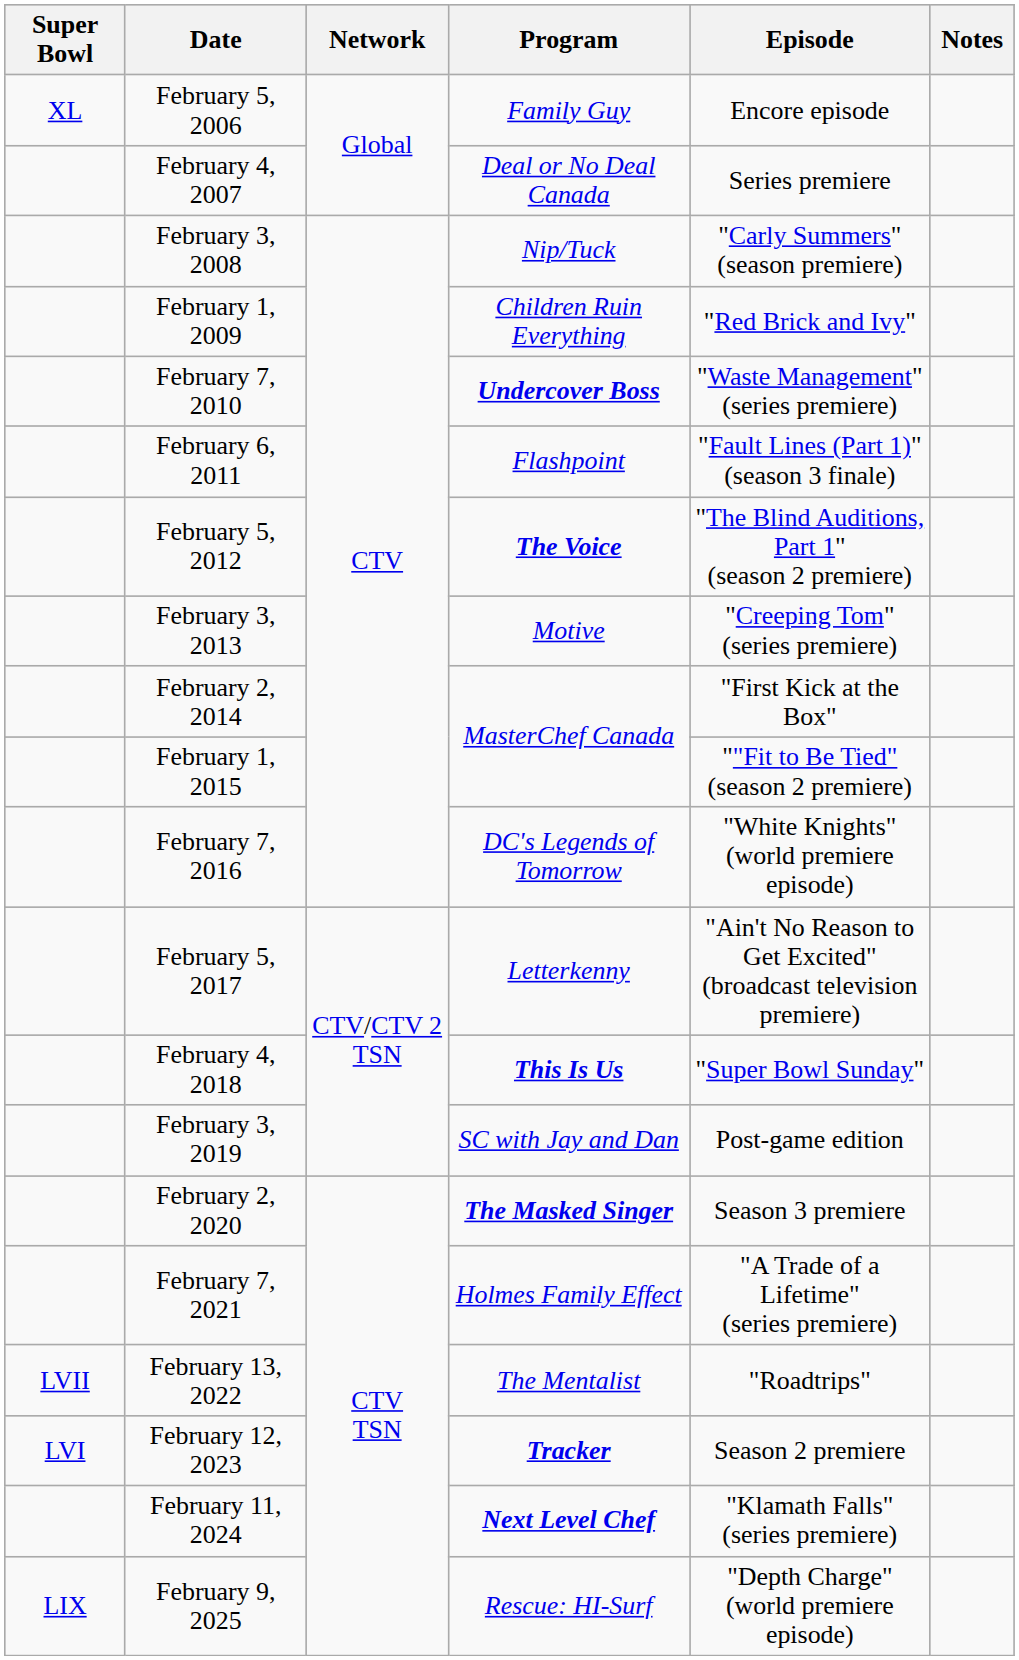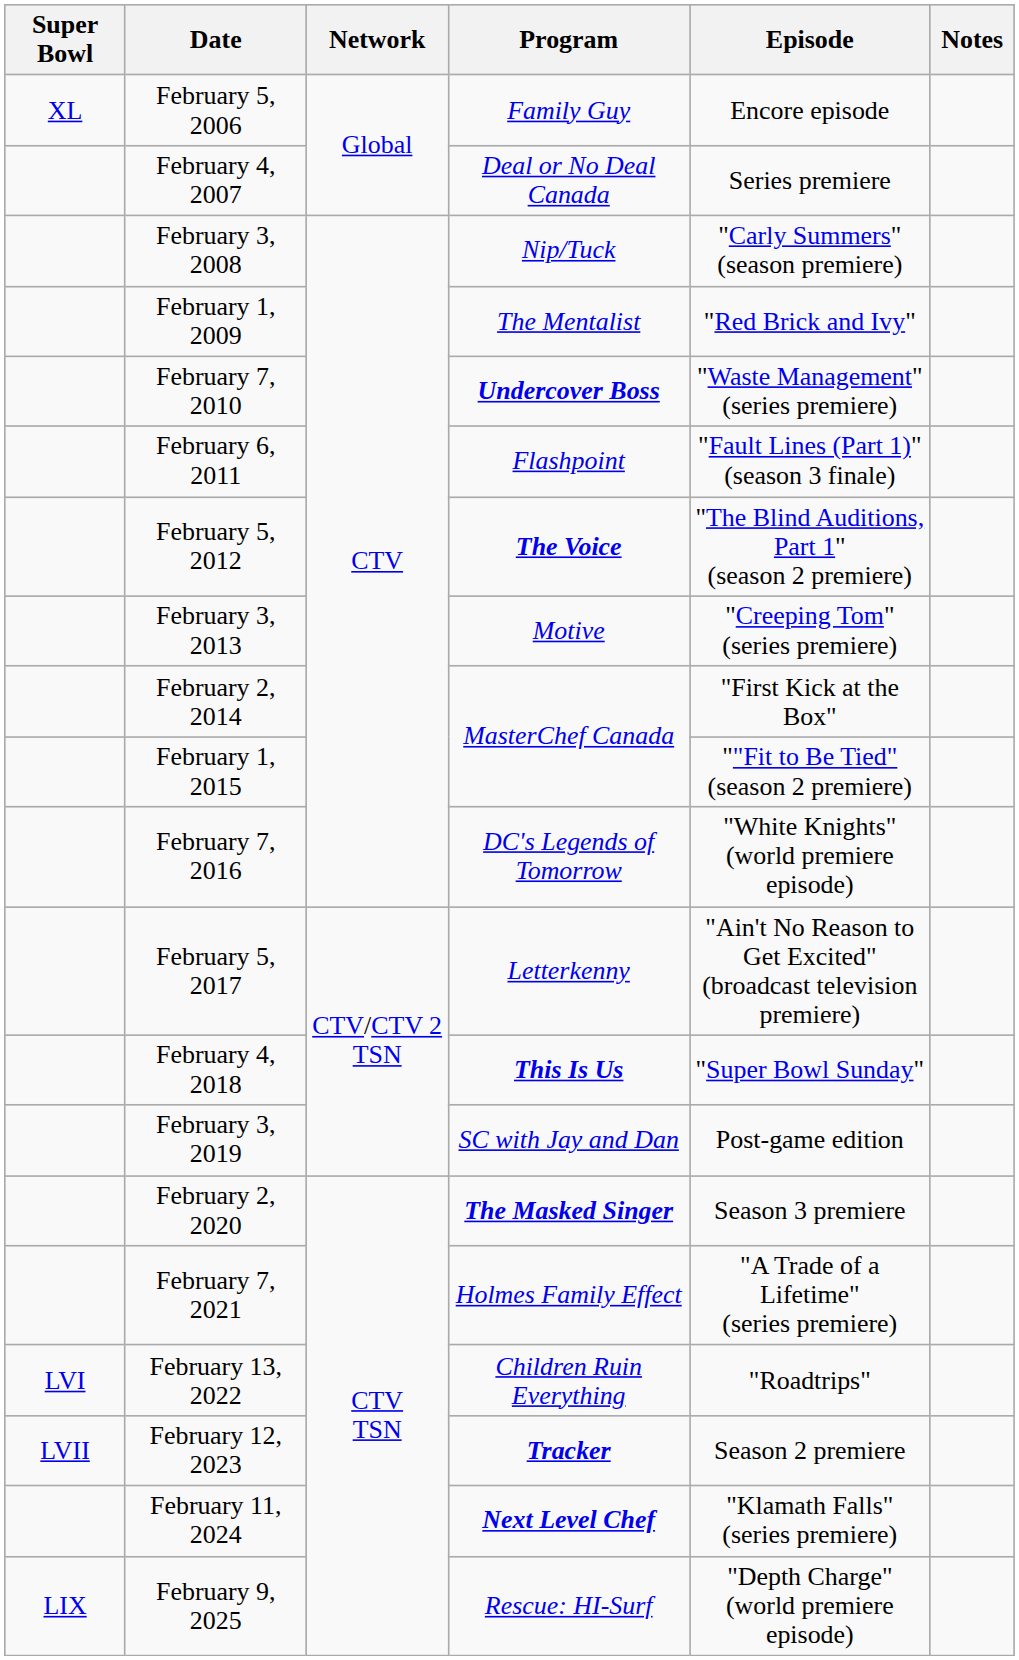(569, 320) Children Ruin Everything -> (569, 320) The Mentalist
(65, 1379) LVII -> (65, 1379) LVI
(569, 1379) The Mentalist -> (569, 1379) Children Ruin Everything
(65, 1450) LVI -> (65, 1450) LVII
